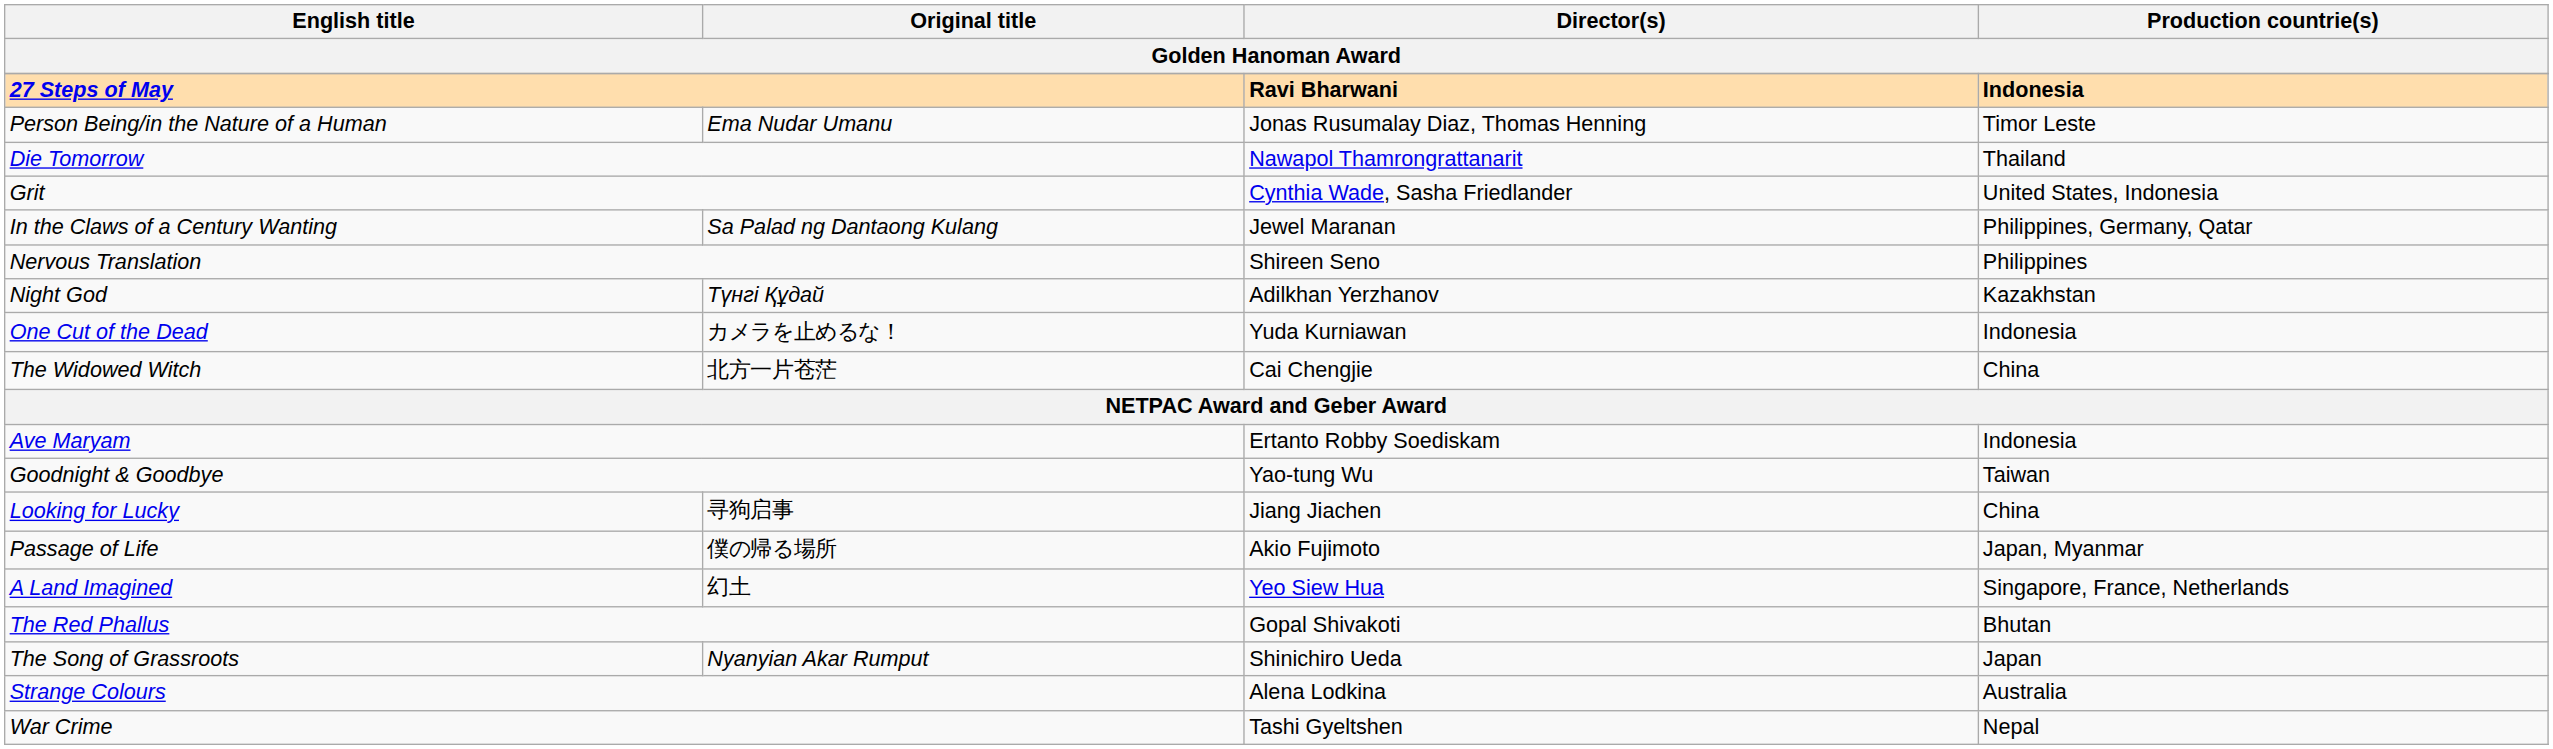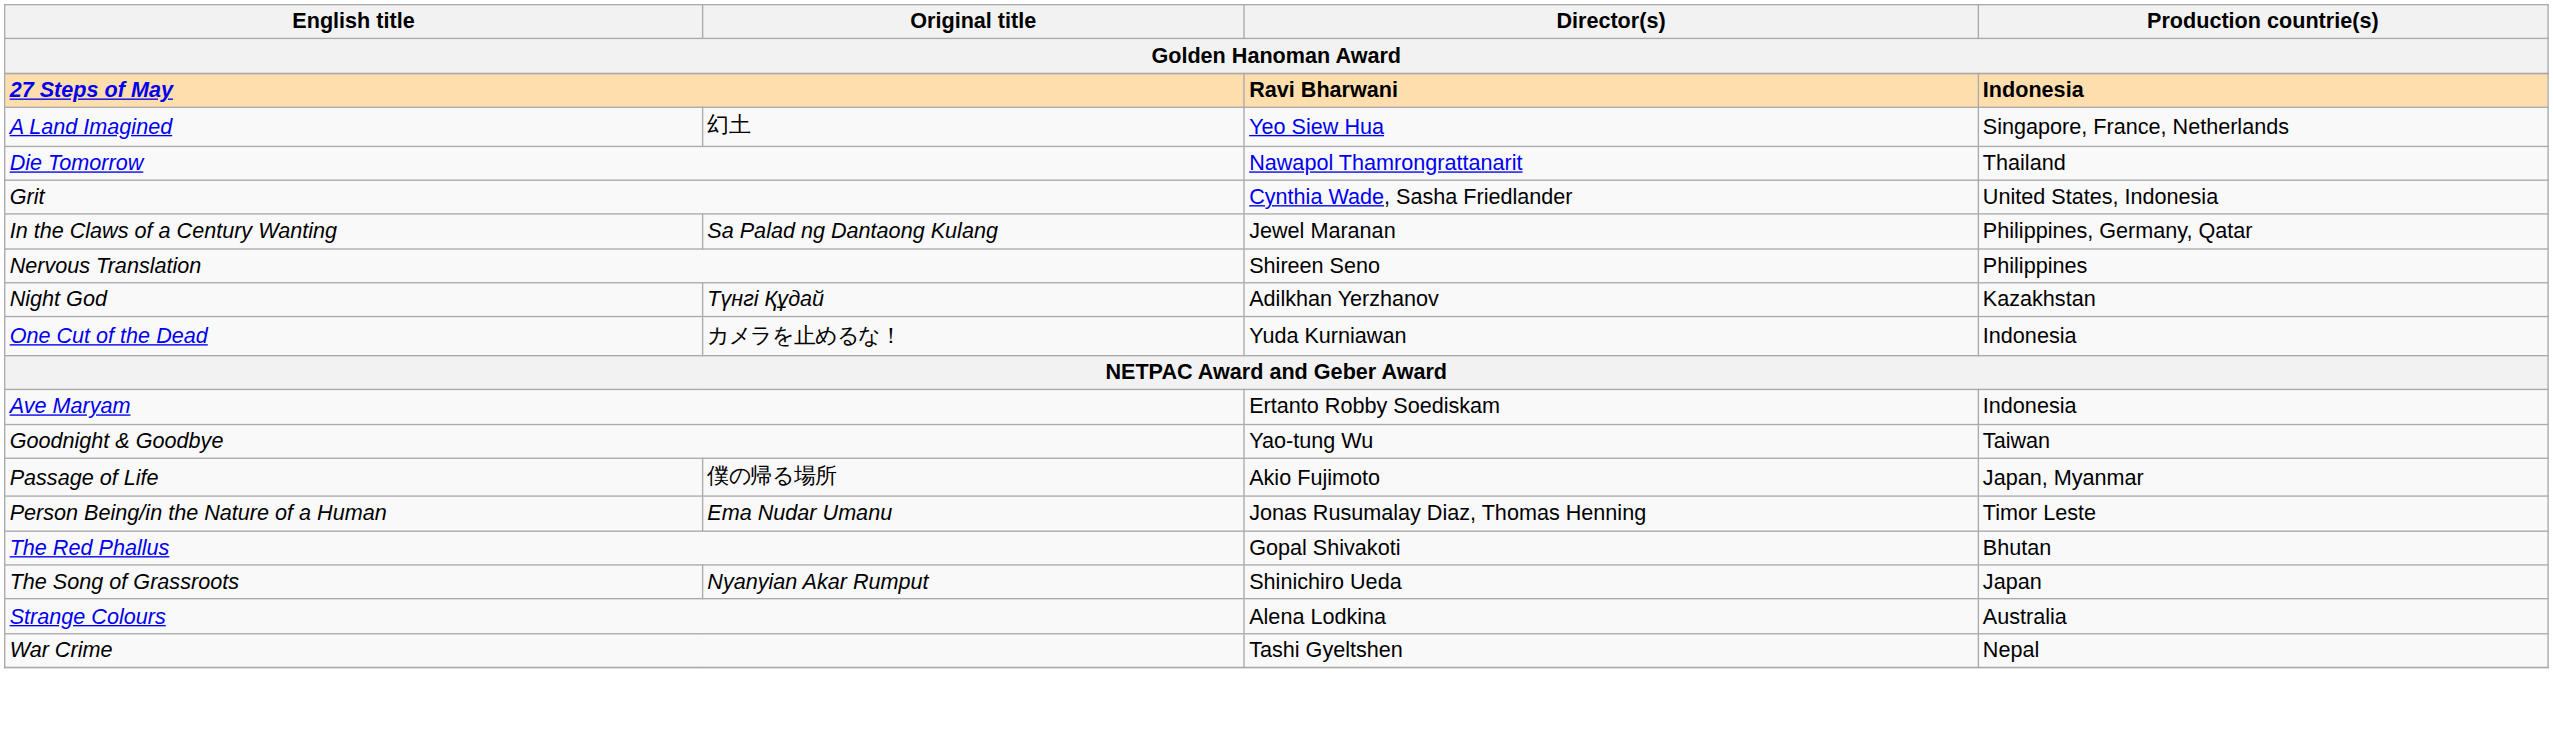rows swapped: (91, 587) <-> (198, 124)
- row: (105, 370)
- row: (94, 511)
